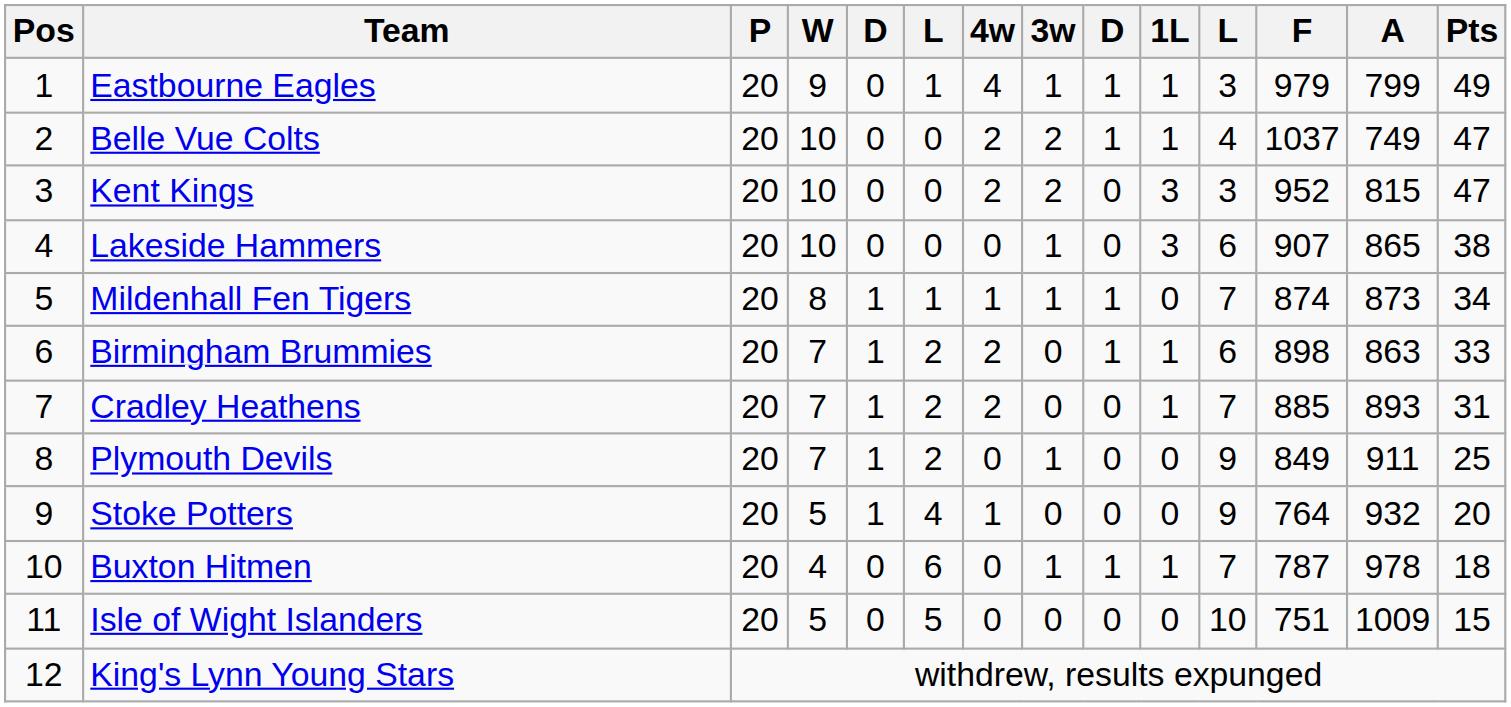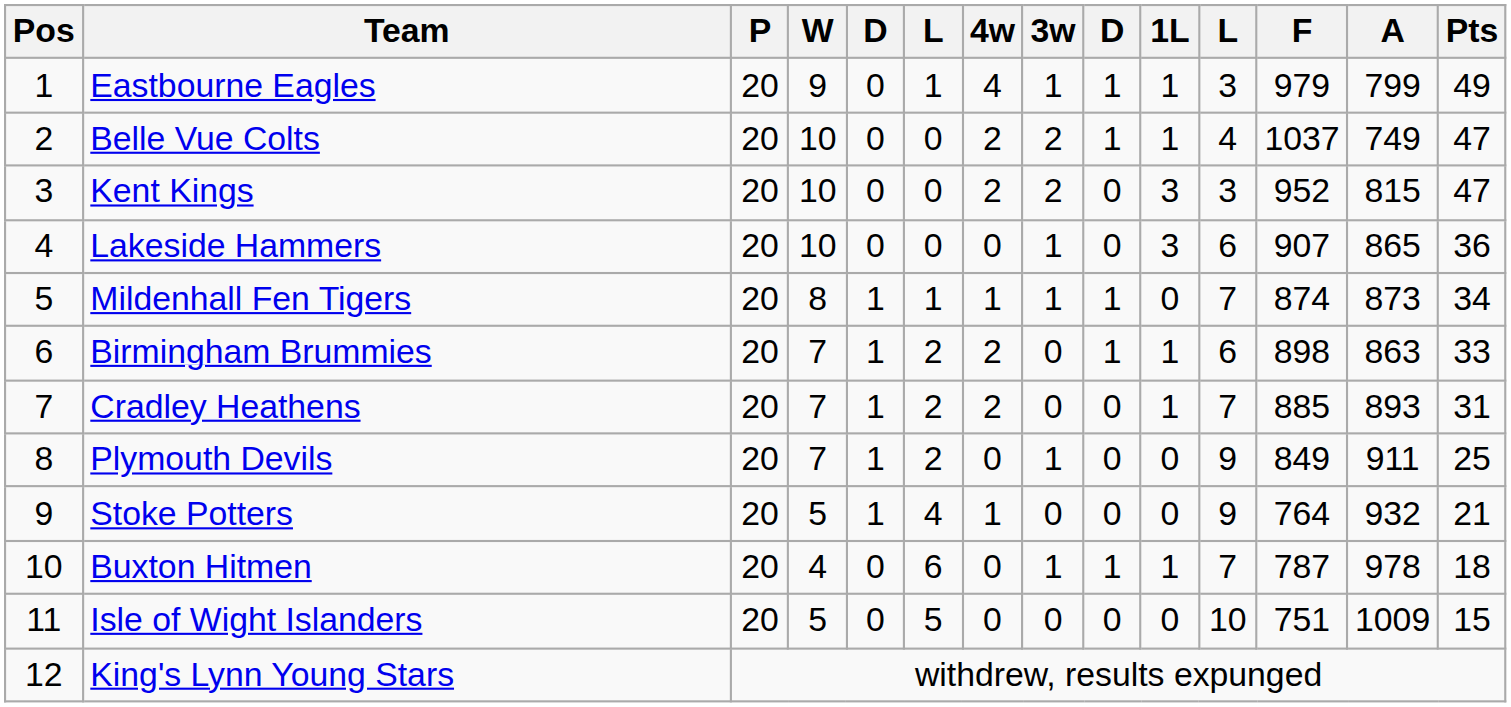(1472, 245) 38 -> (1472, 245) 36
(1472, 513) 20 -> (1472, 513) 21
